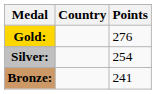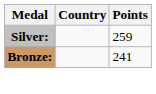- row: (30, 36)
(122, 57) 254 -> (122, 36) 259
